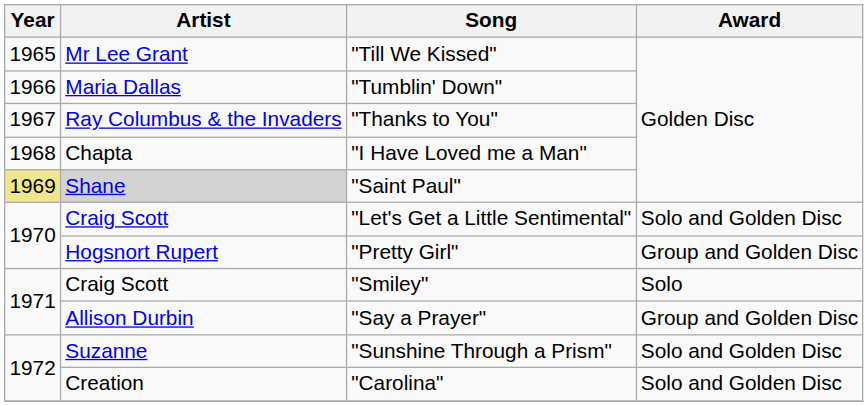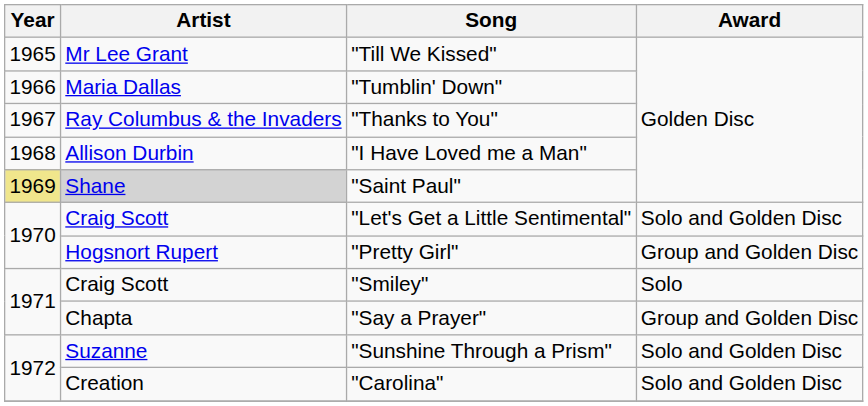(99, 152) Chapta -> (129, 152) Allison Durbin
(129, 317) Allison Durbin -> (99, 317) Chapta
